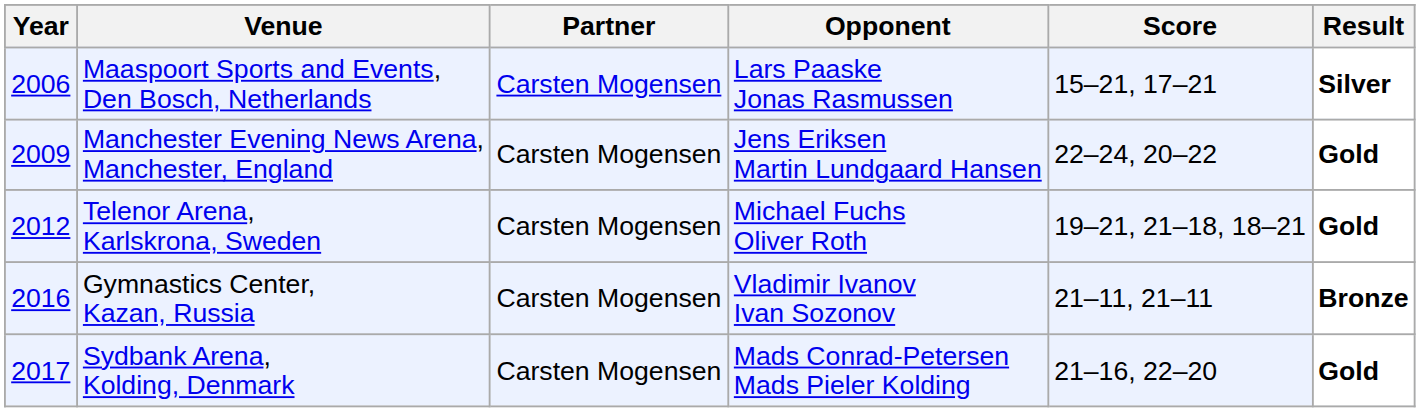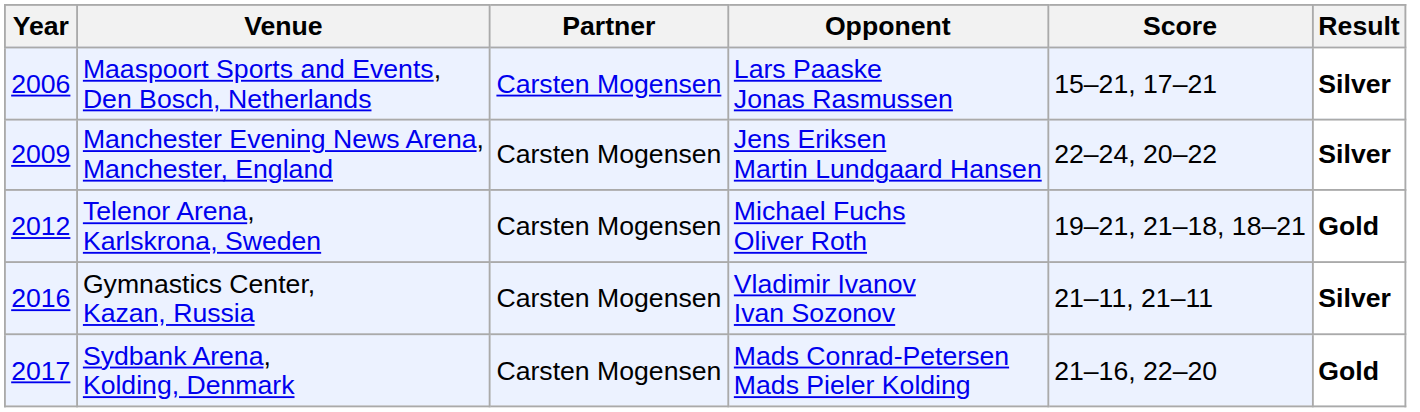(1349, 155) Gold -> (1355, 155) Silver
(1363, 298) Bronze -> (1355, 298) Silver
